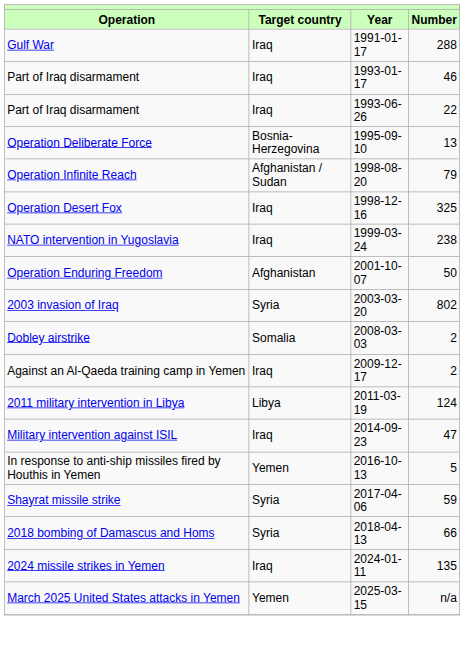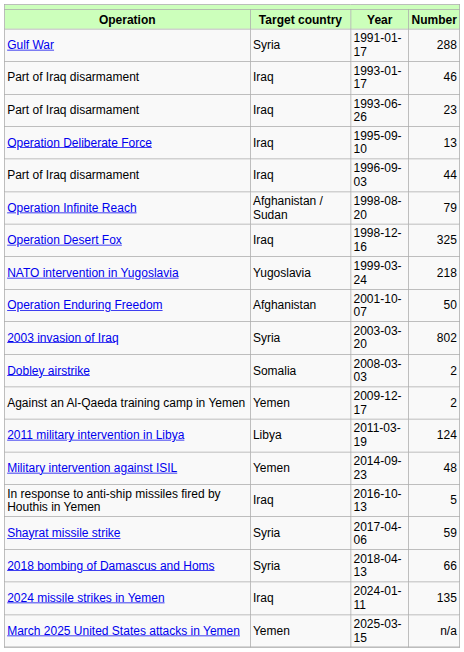(262, 45) Iraq -> (267, 45) Syria
(450, 110) 22 -> (450, 110) 23
(286, 142) Bosnia-Herzegovina -> (263, 142) Iraq
+ row: (378, 175)
(262, 240) Iraq -> (282, 273) Yugoslavia
(447, 240) 238 -> (447, 273) 218
(262, 370) Iraq -> (271, 403) Yemen
(262, 435) Iraq -> (271, 468) Yemen
(450, 435) 47 -> (450, 468) 48
(270, 468) Yemen -> (263, 500) Iraq
